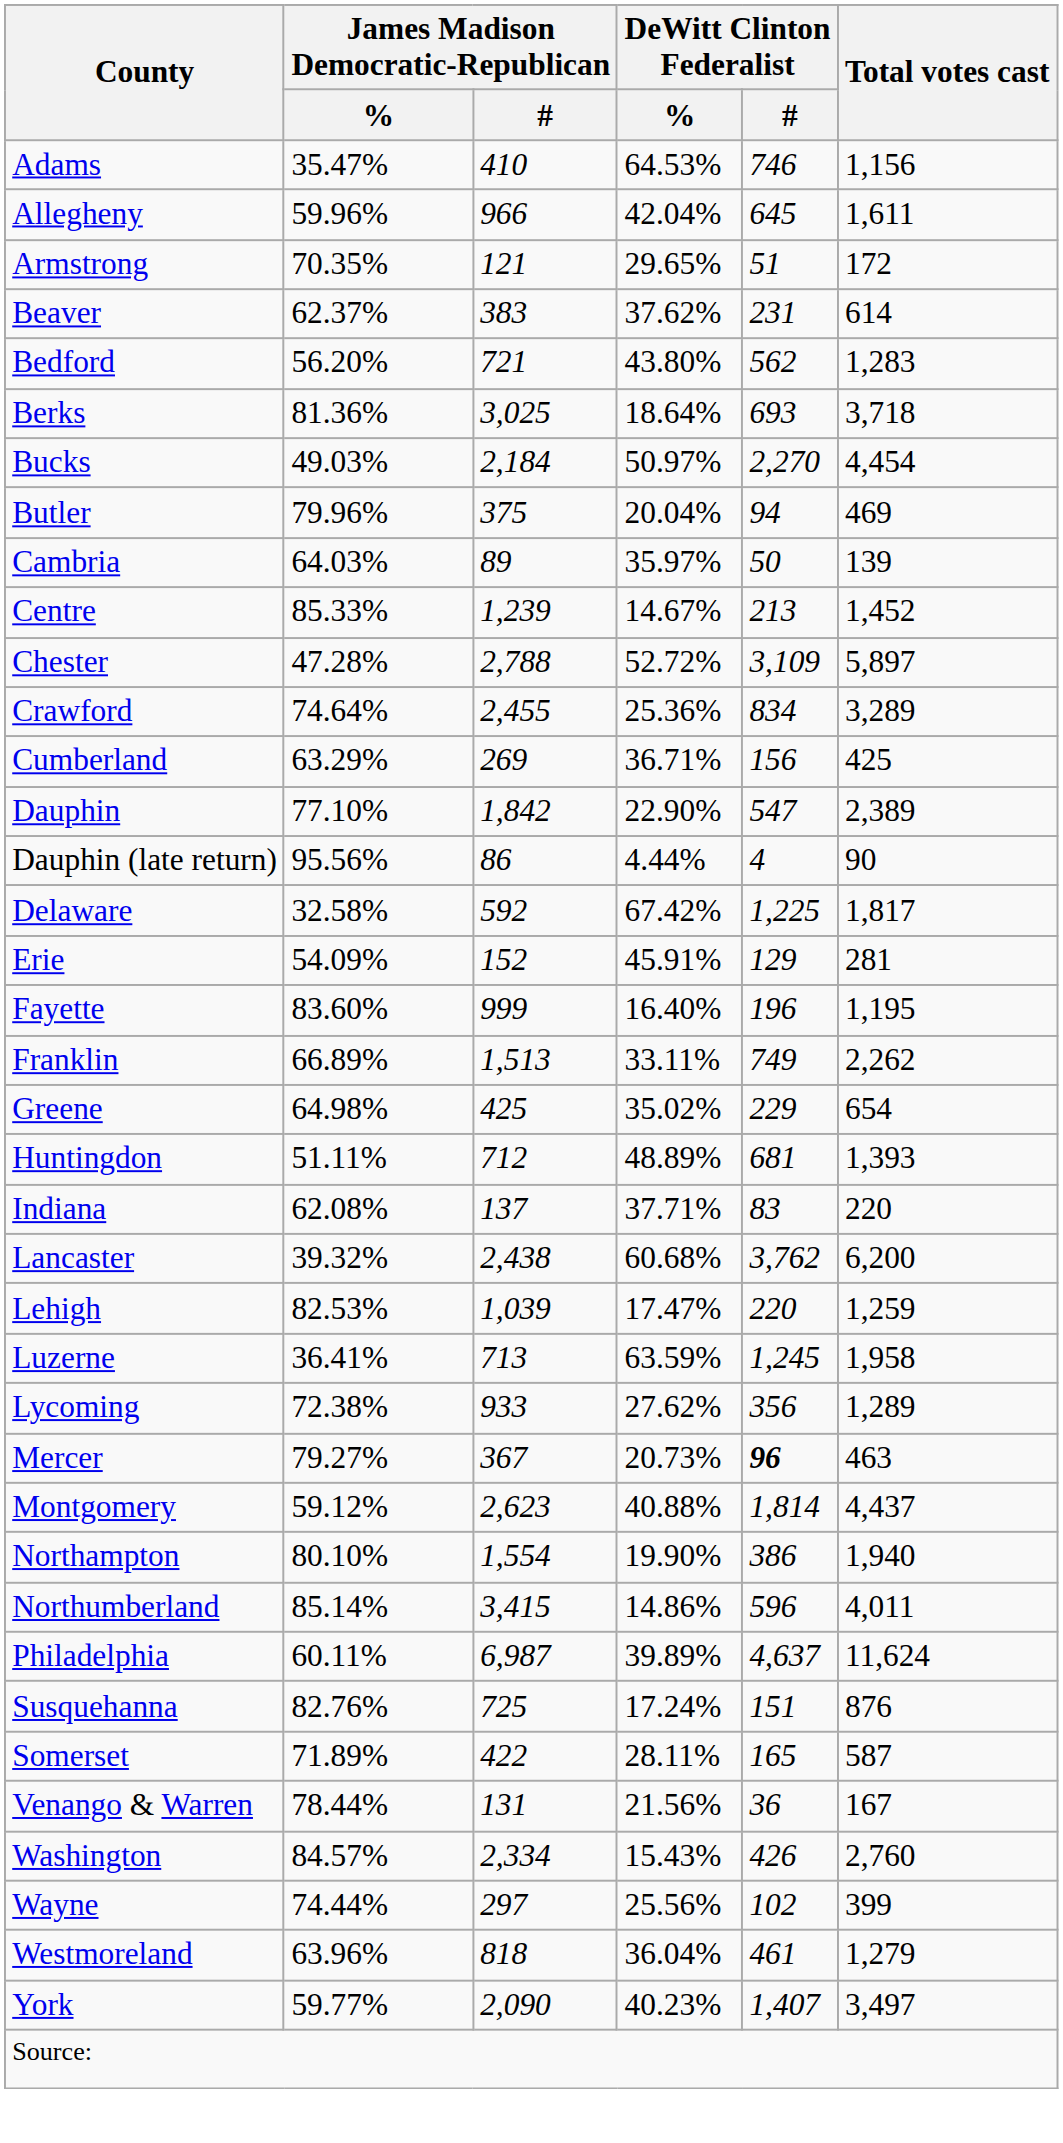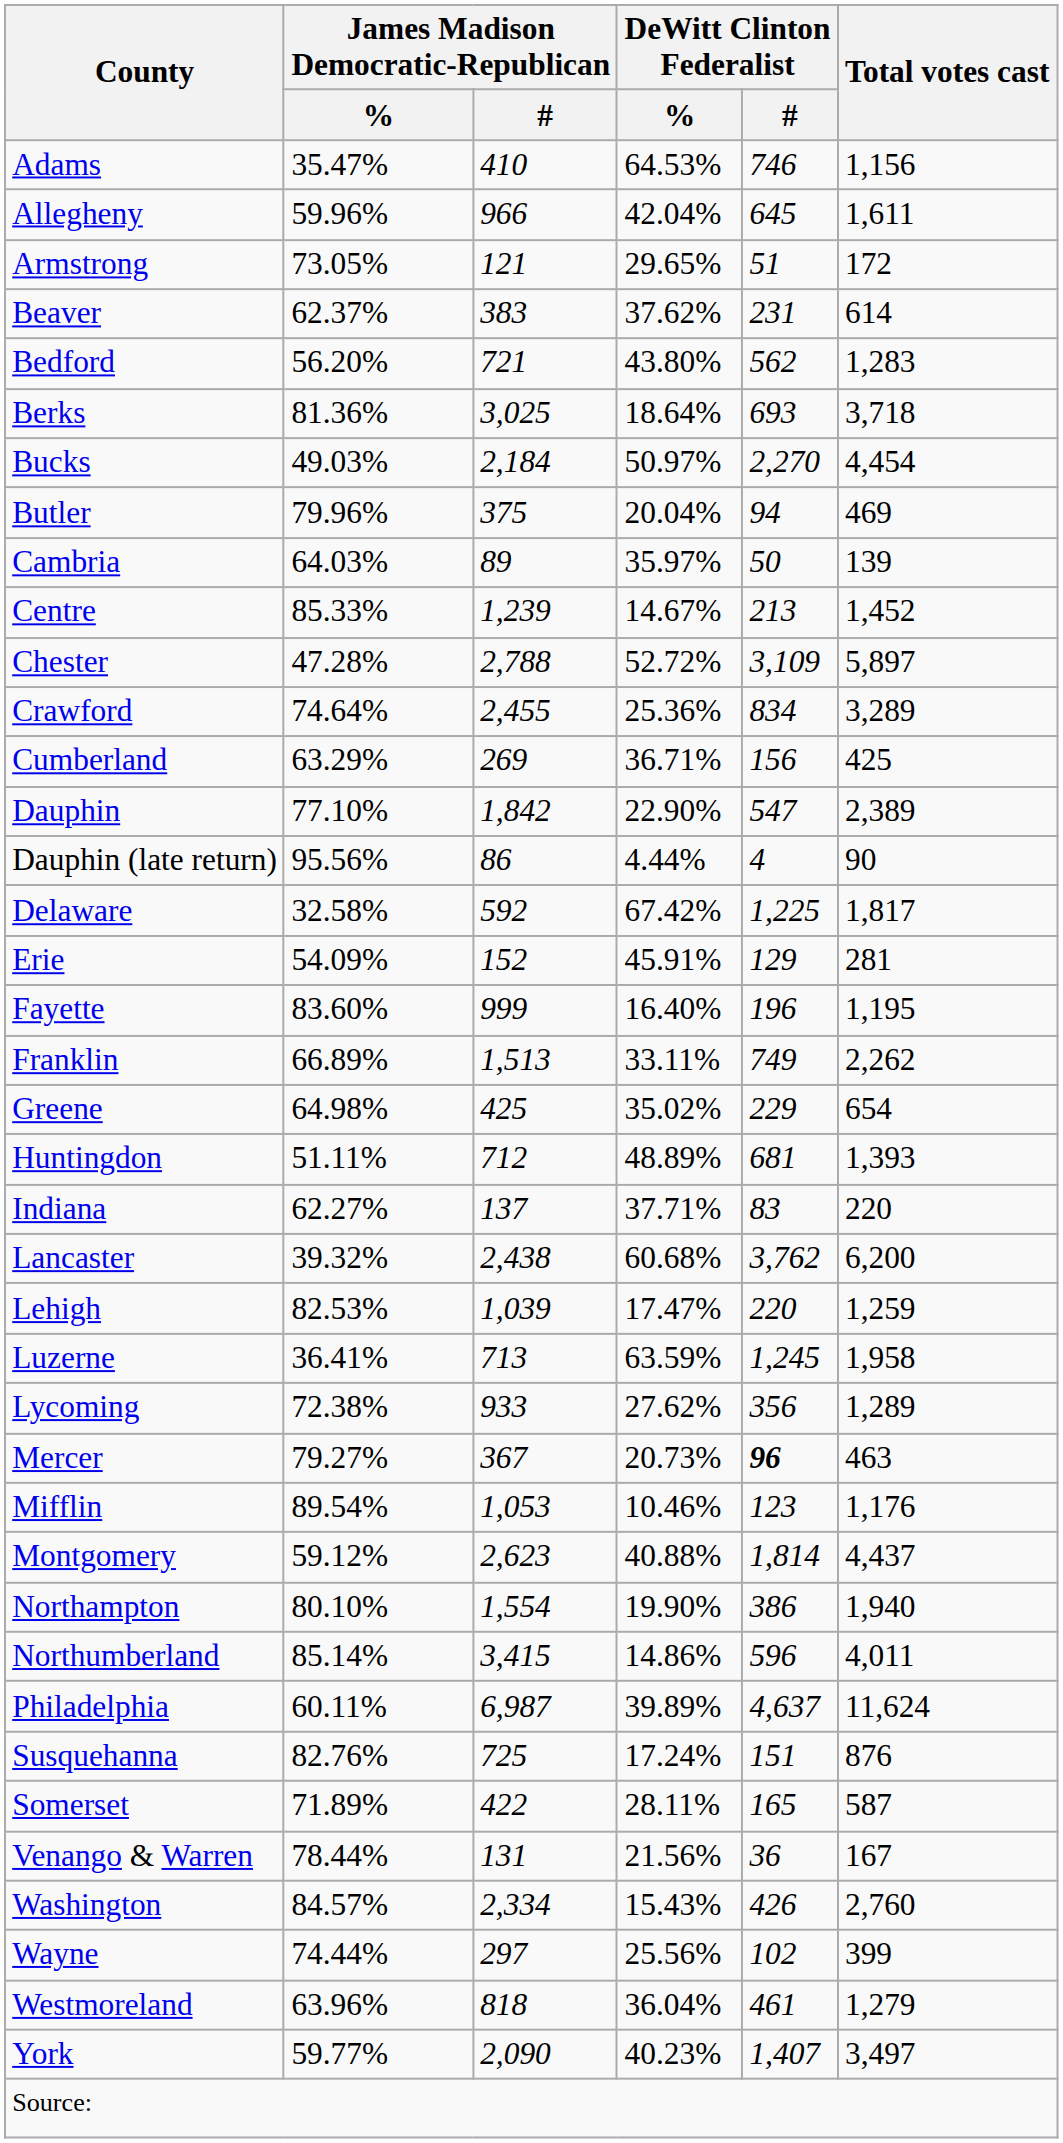(340, 263) 70.35% -> (340, 263) 73.05%
(340, 1208) 62.08% -> (340, 1208) 62.27%
+ row: (57, 1506)
